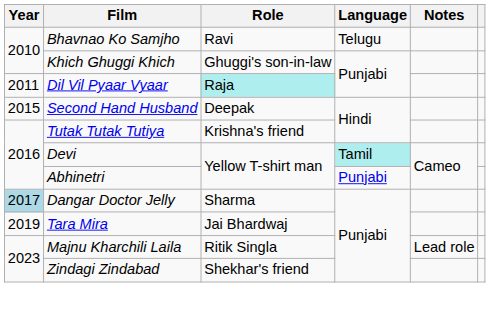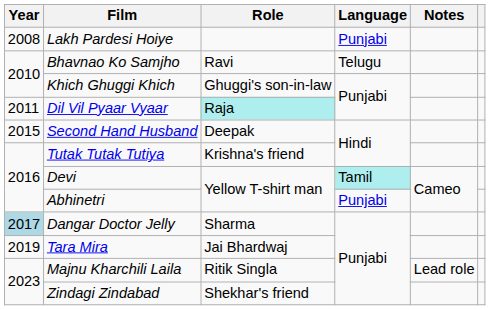+ row: (110, 39)
